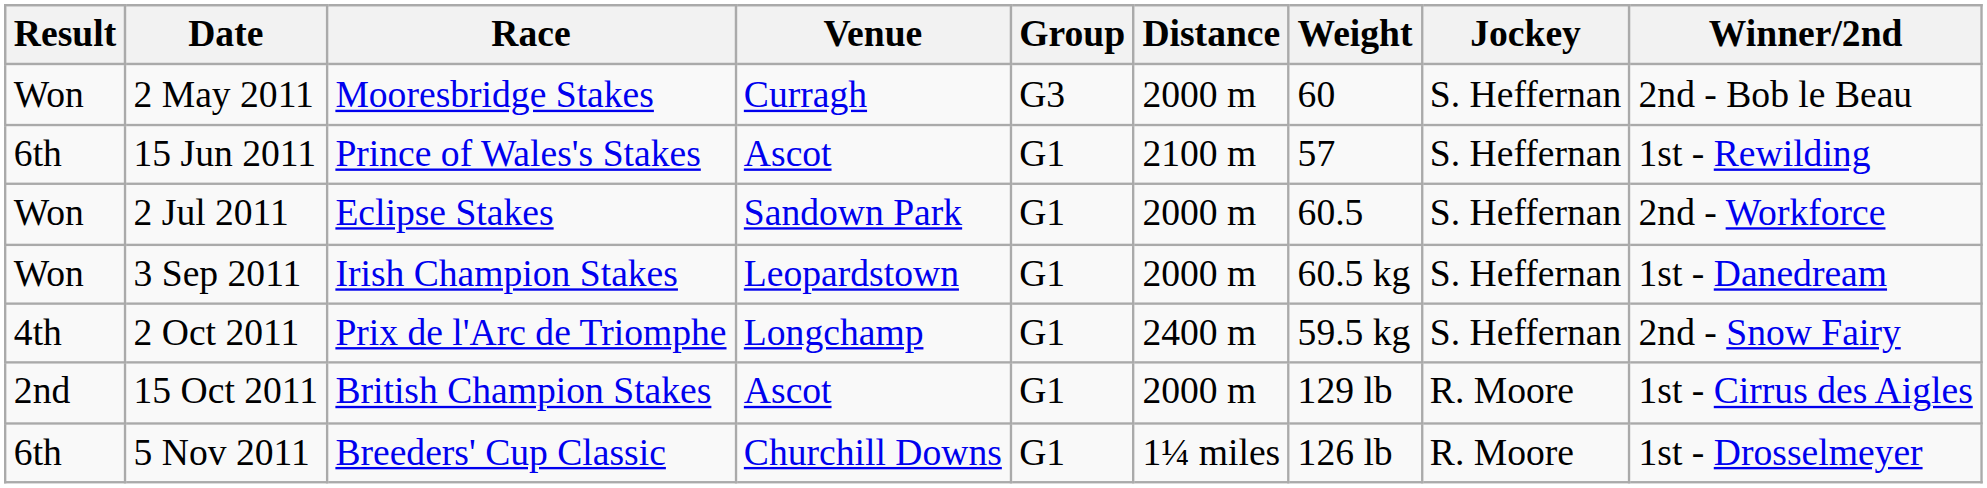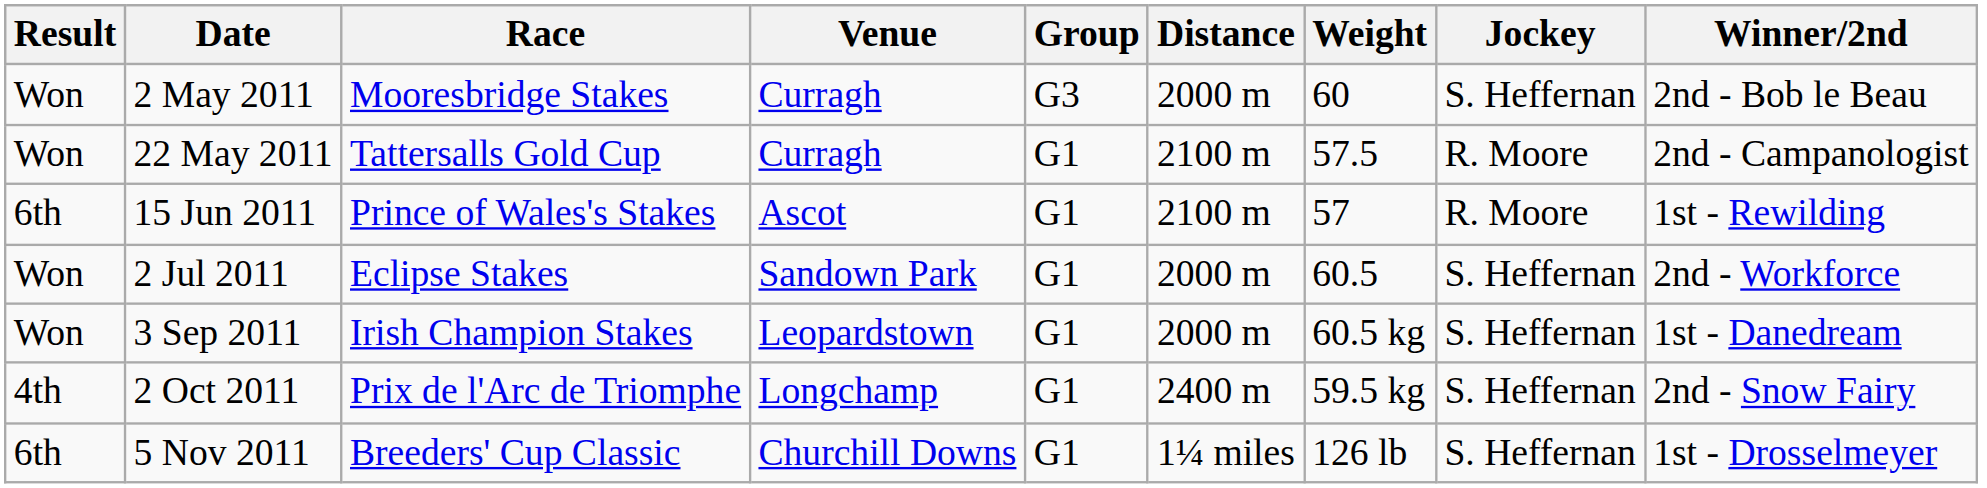+ row: (233, 153)
(1526, 153) S. Heffernan -> (1517, 213) R. Moore
- row: (226, 392)
(1502, 451) R. Moore -> (1540, 451) S. Heffernan
